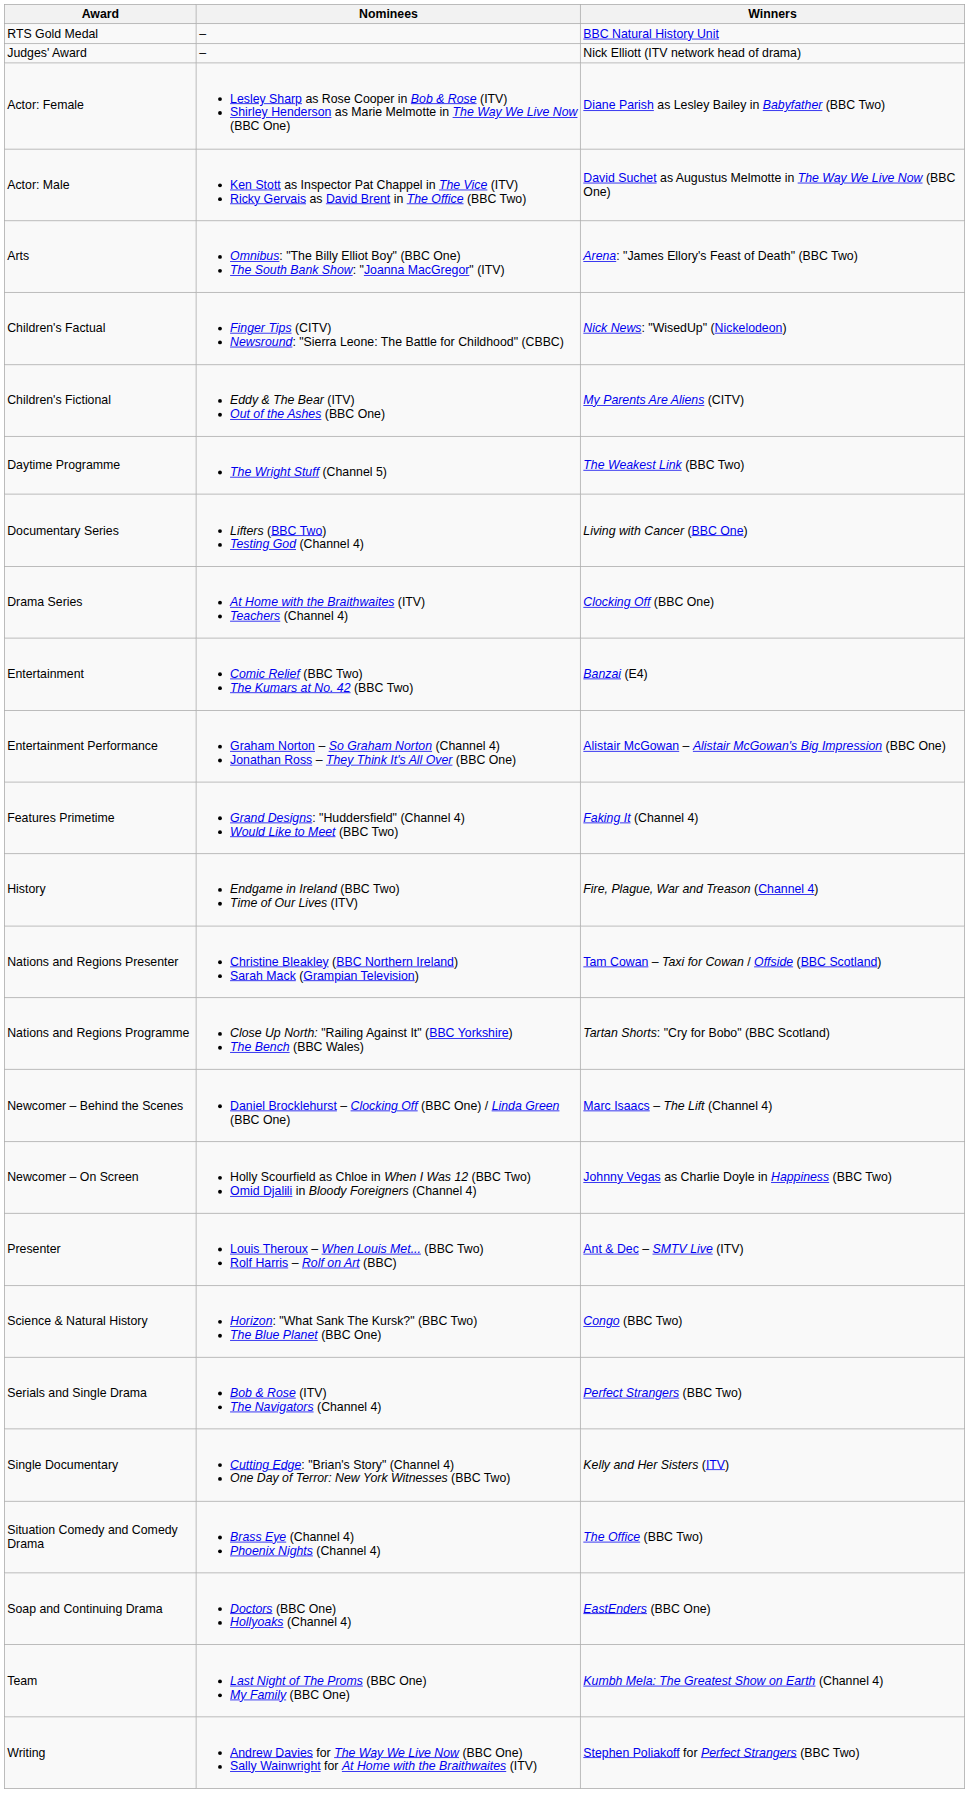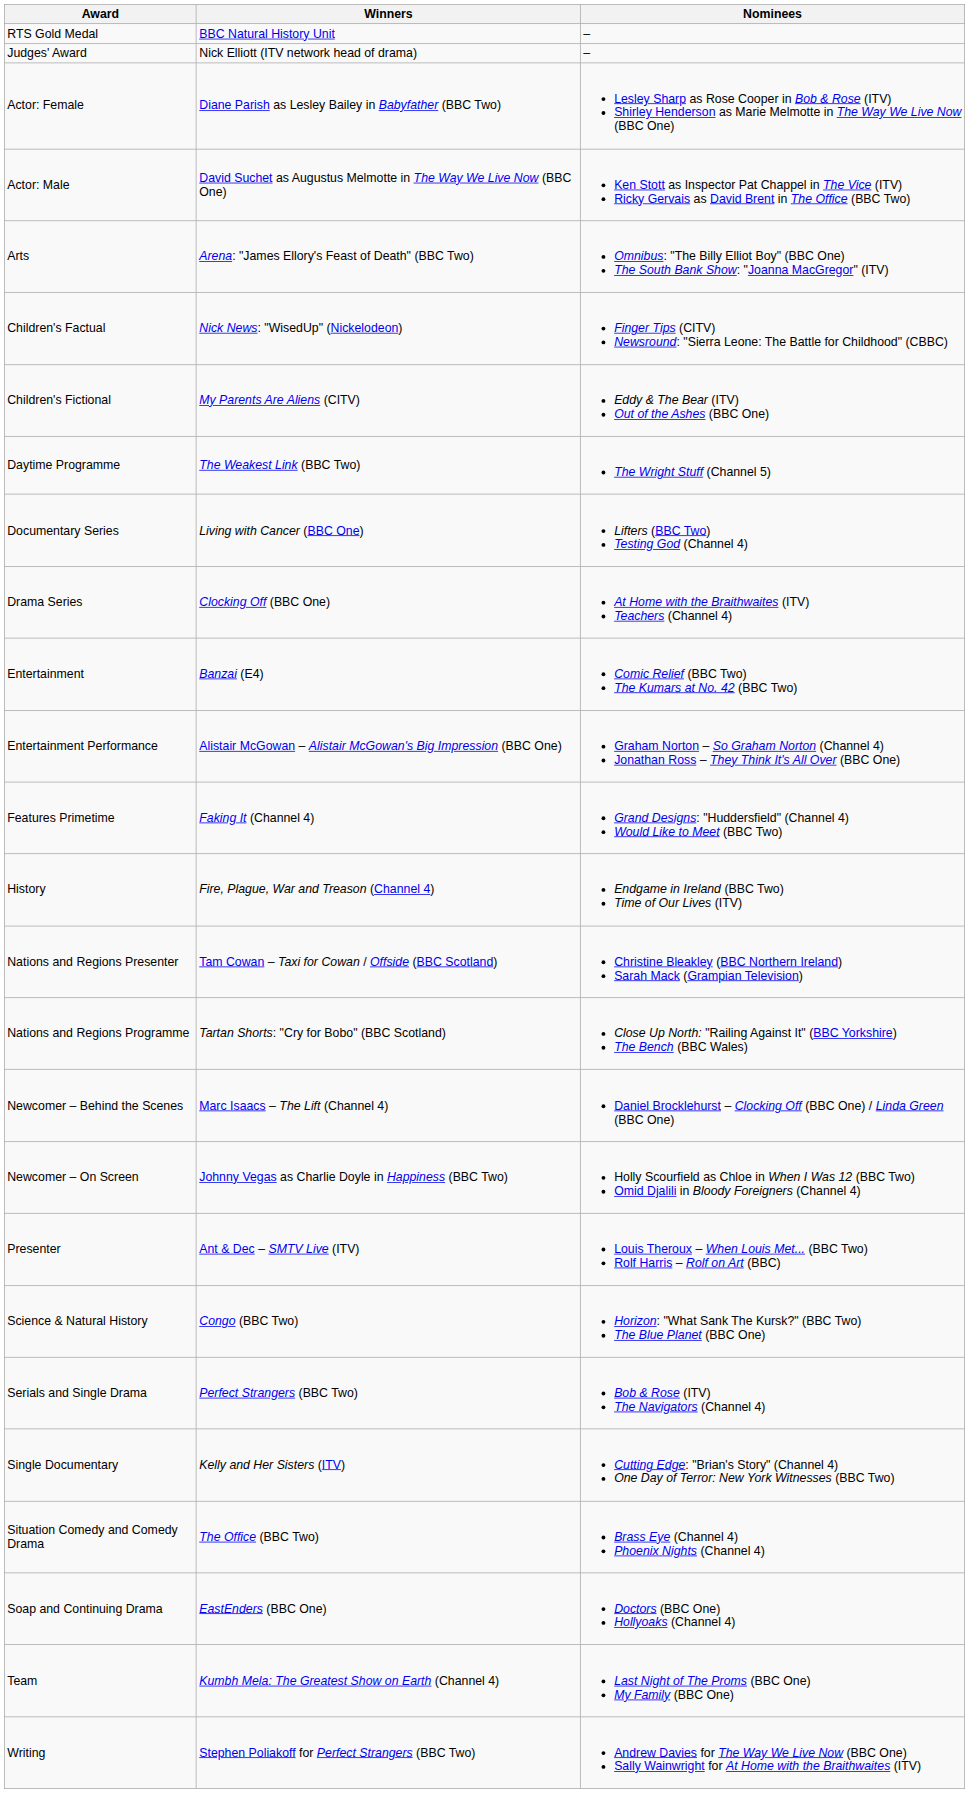columns swapped: (773, 14) <-> (388, 14)
